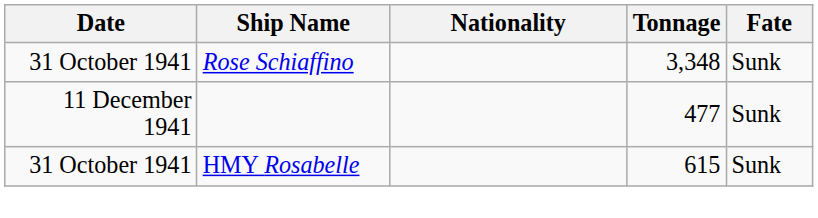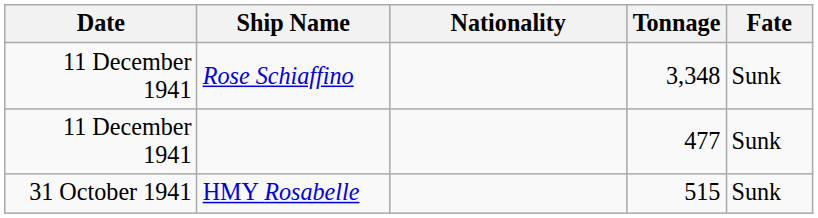(110, 61) 31 October 1941 -> (127, 75) 11 December 1941
(702, 165) 615 -> (702, 192) 515
